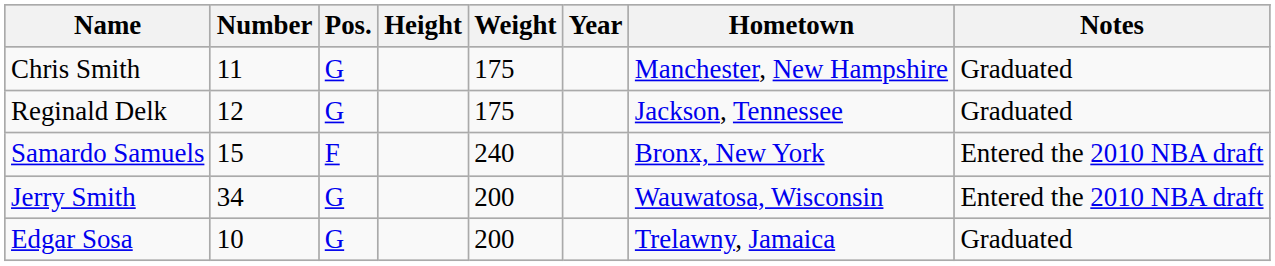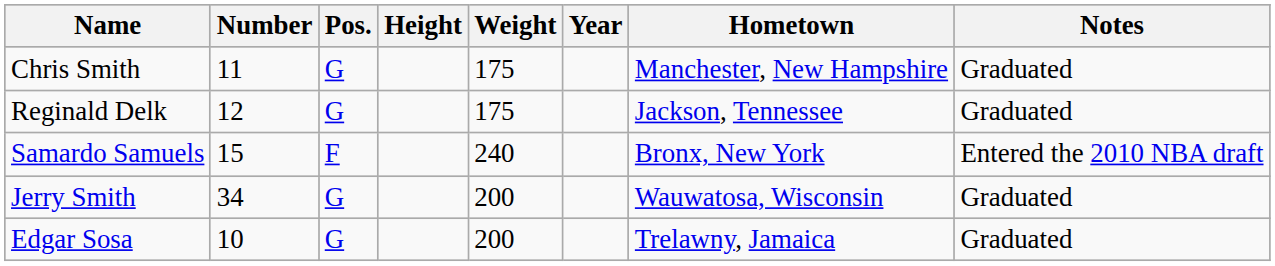(1112, 196) Entered the 2010 NBA draft -> (1016, 196) Graduated
